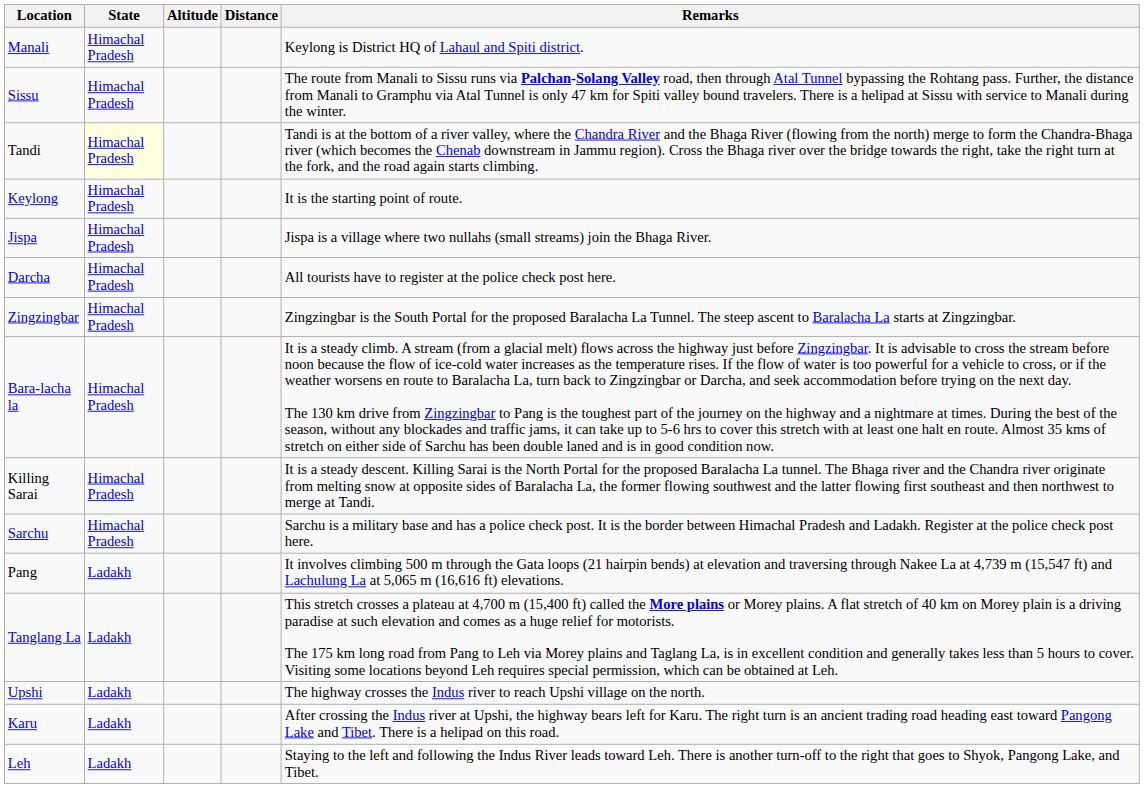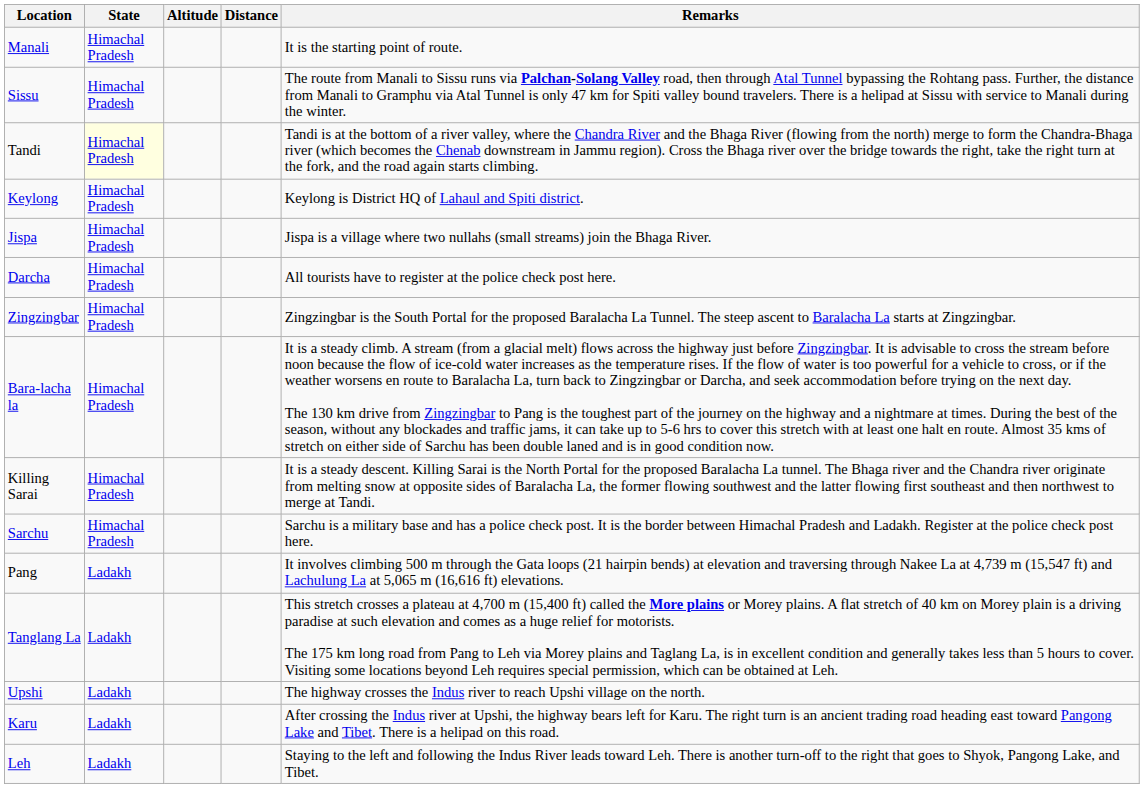(434, 47) Keylong is District HQ of Lahaul and Spiti district. -> (374, 47) It is the starting point of route.
(374, 198) It is the starting point of route. -> (434, 198) Keylong is District HQ of Lahaul and Spiti district.
